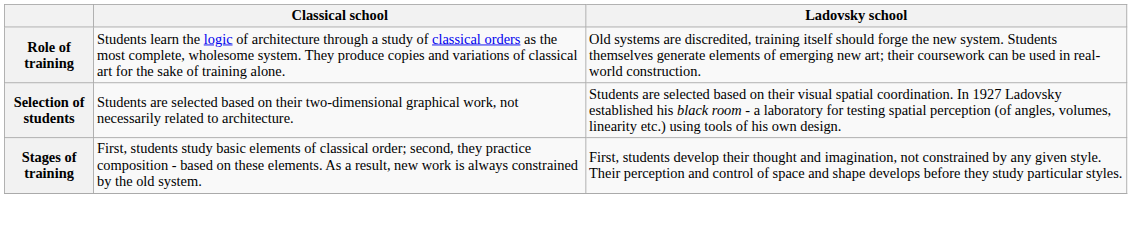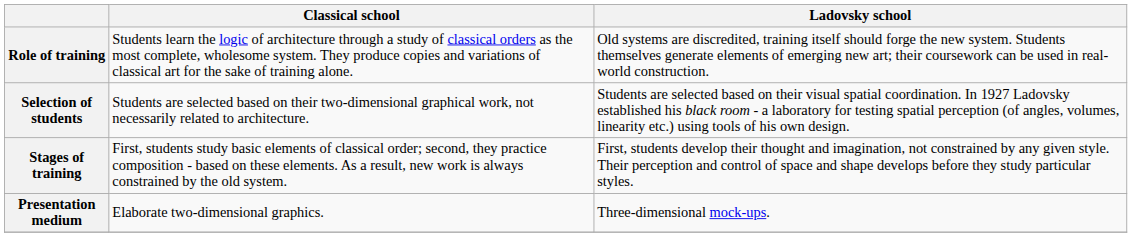+ row: (57, 212)
